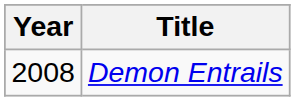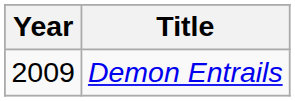(43, 72) 2008 -> (43, 72) 2009
